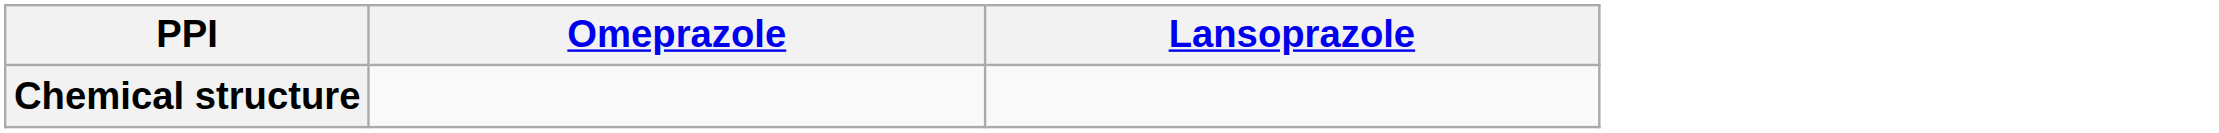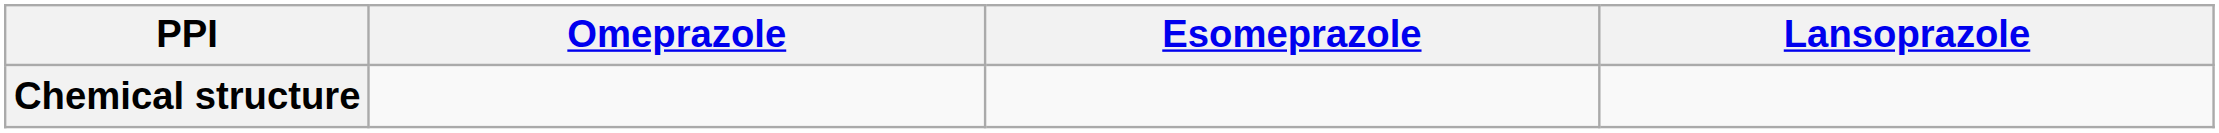+ column: (1292, 34)
